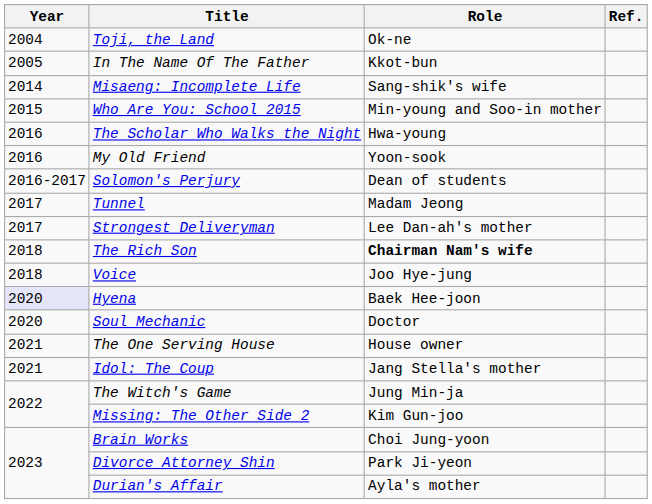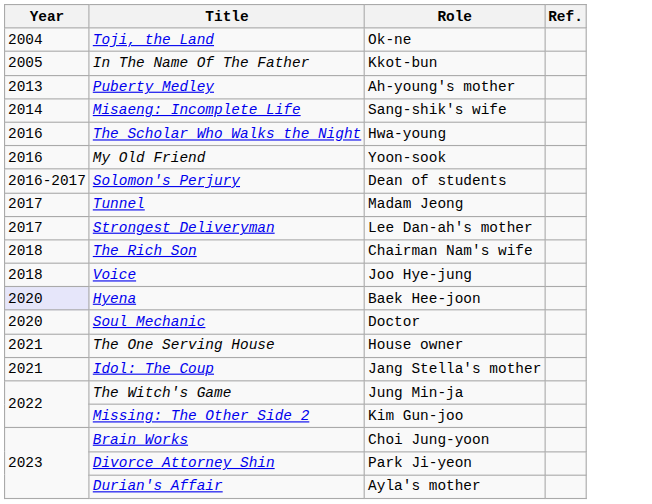+ row: (153, 87)
- row: (197, 110)
(450, 251) bold -> (450, 251) normal
